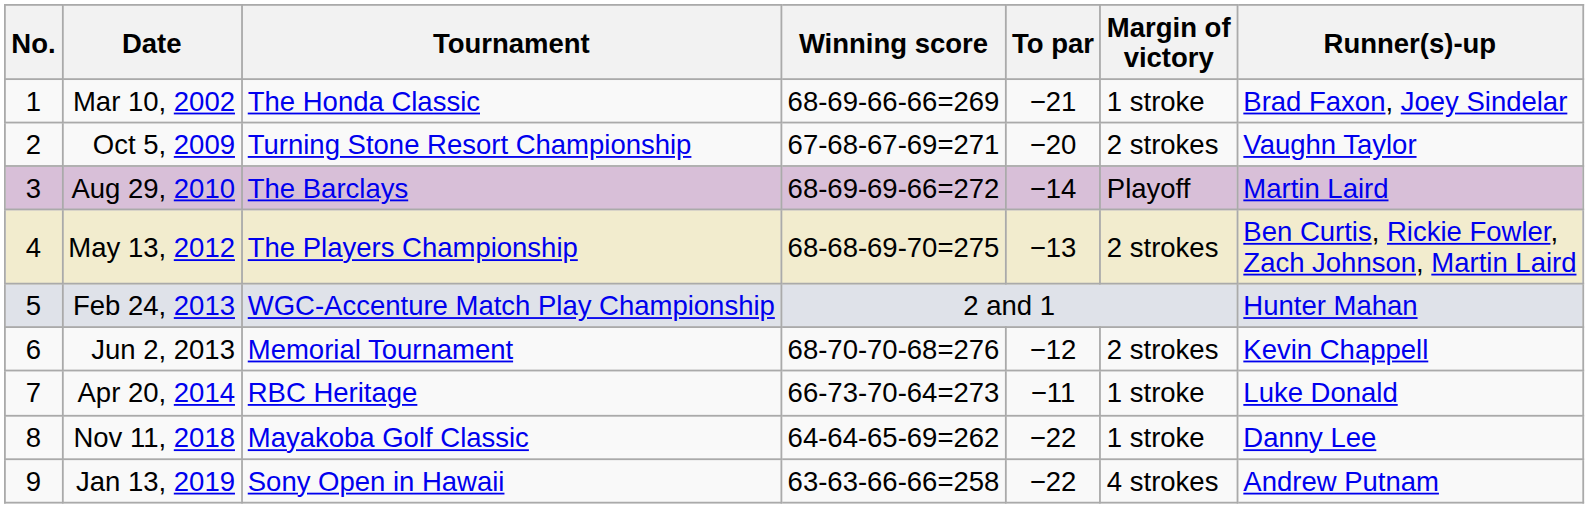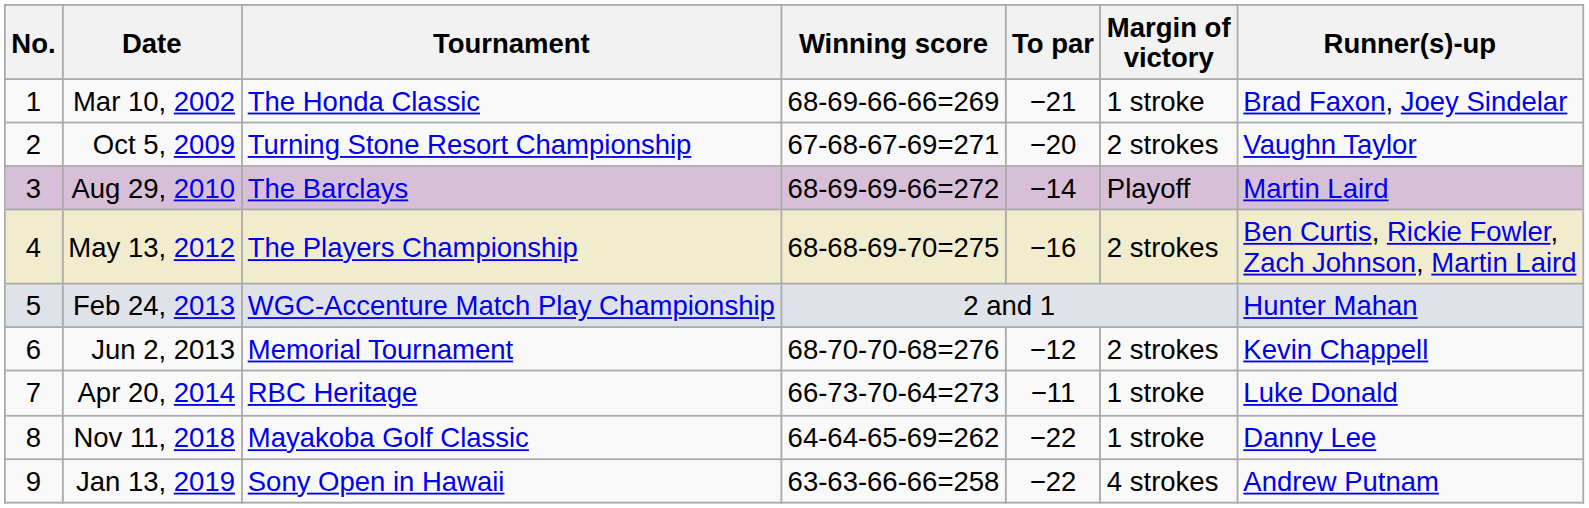(1053, 247) −13 -> (1053, 247) −16
